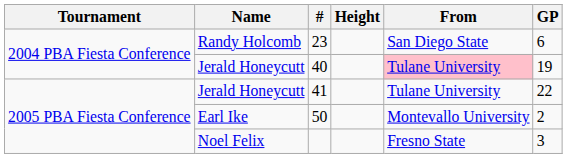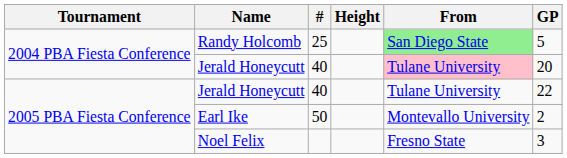(320, 41) 23 -> (320, 41) 25
(438, 41) no background -> (438, 41) lightgreen background
(541, 41) 6 -> (541, 41) 5
(545, 66) 19 -> (545, 66) 20
(320, 91) 41 -> (320, 91) 40
